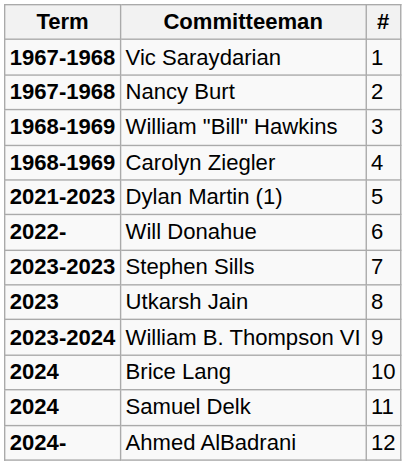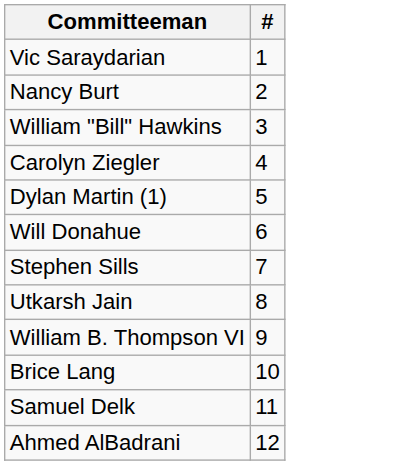- column: (63, 22)
